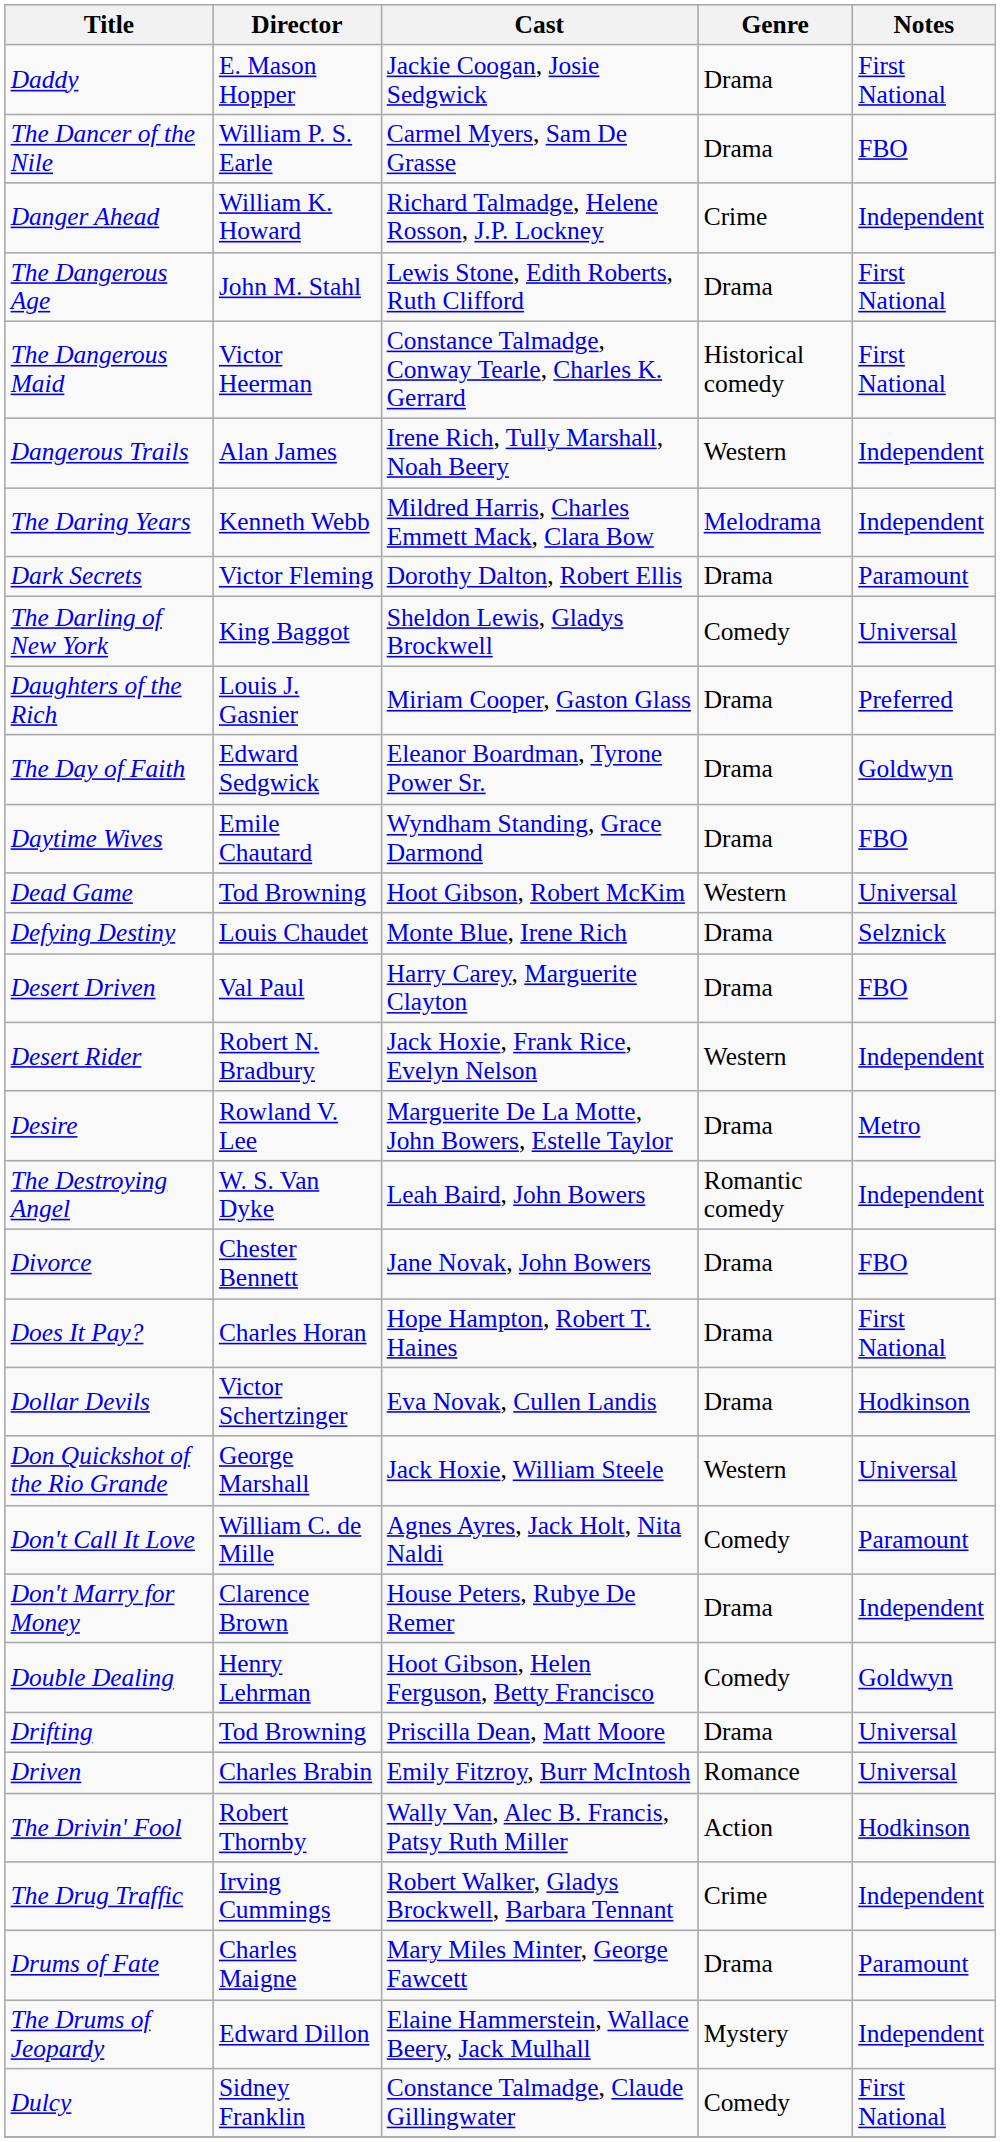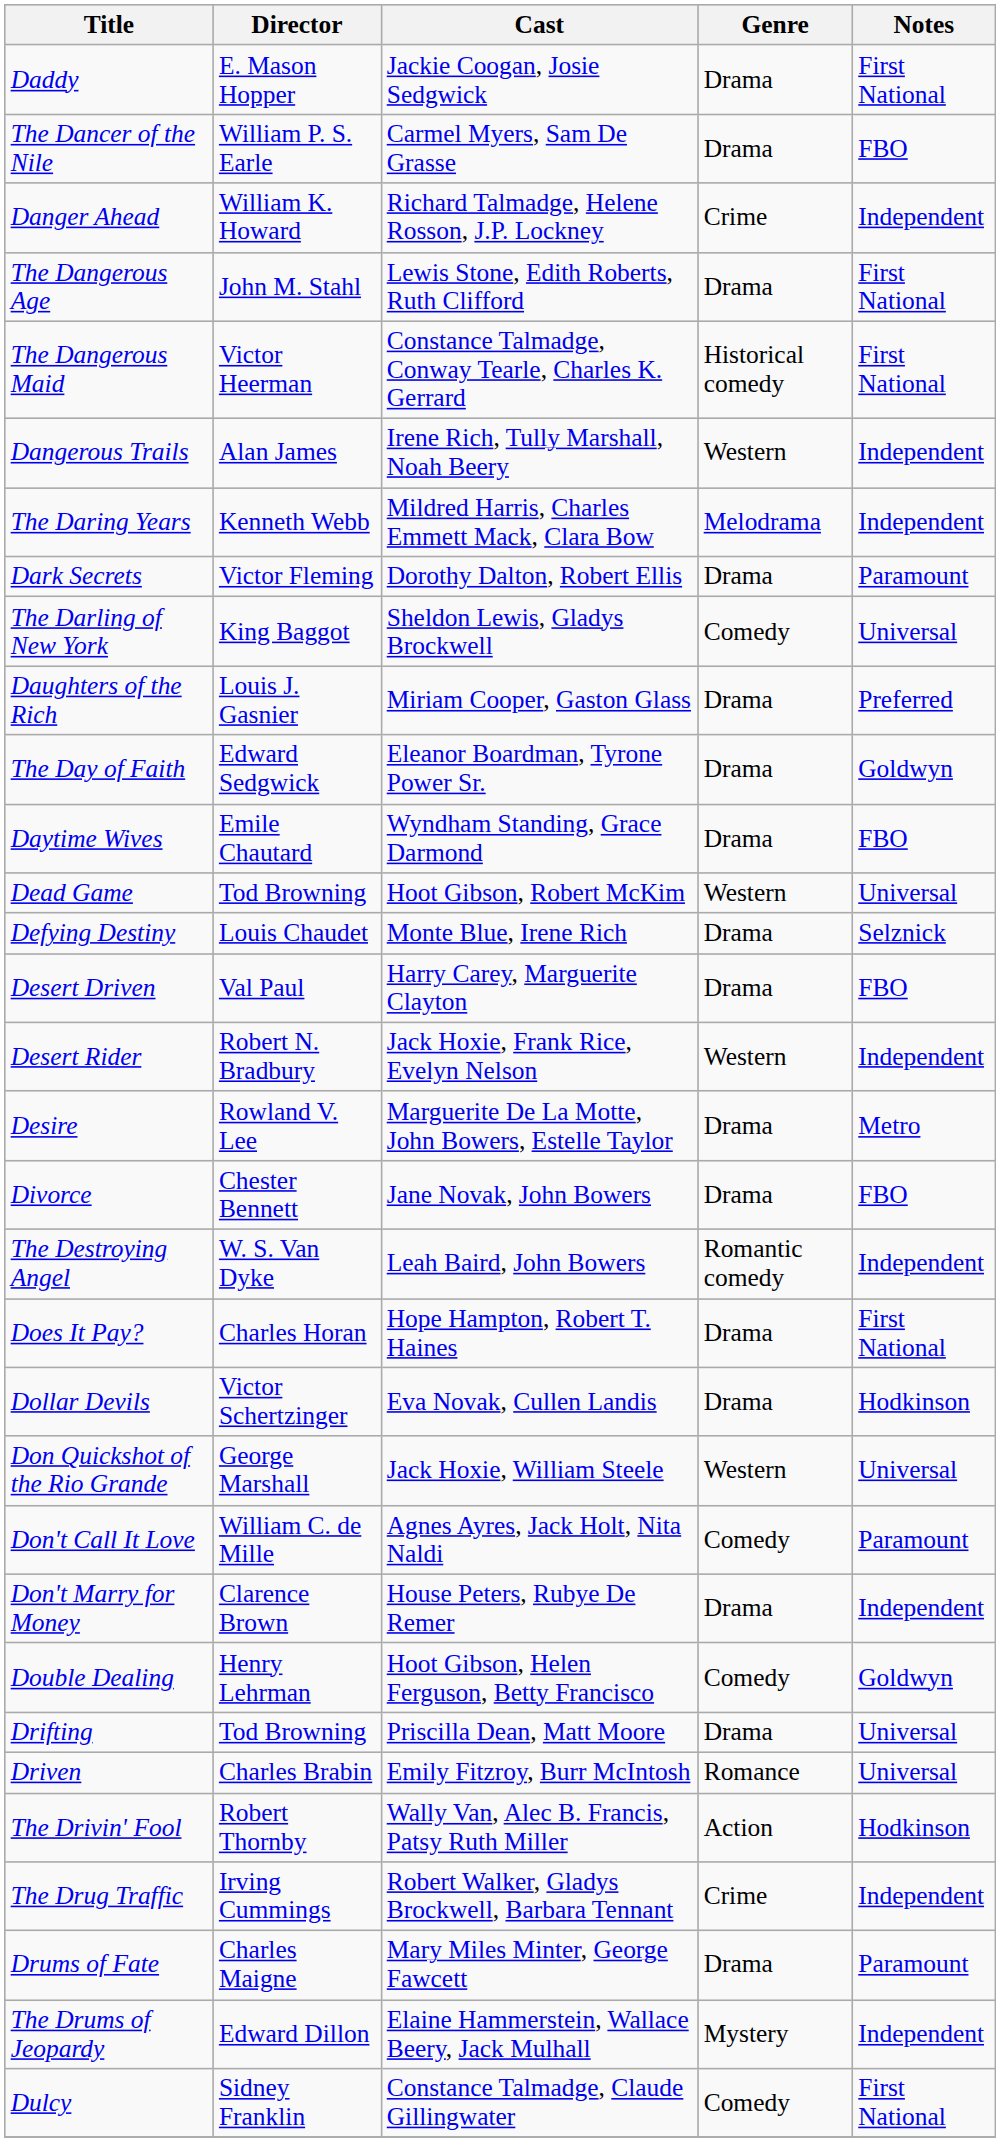rows swapped: (89, 1194) <-> (51, 1263)
